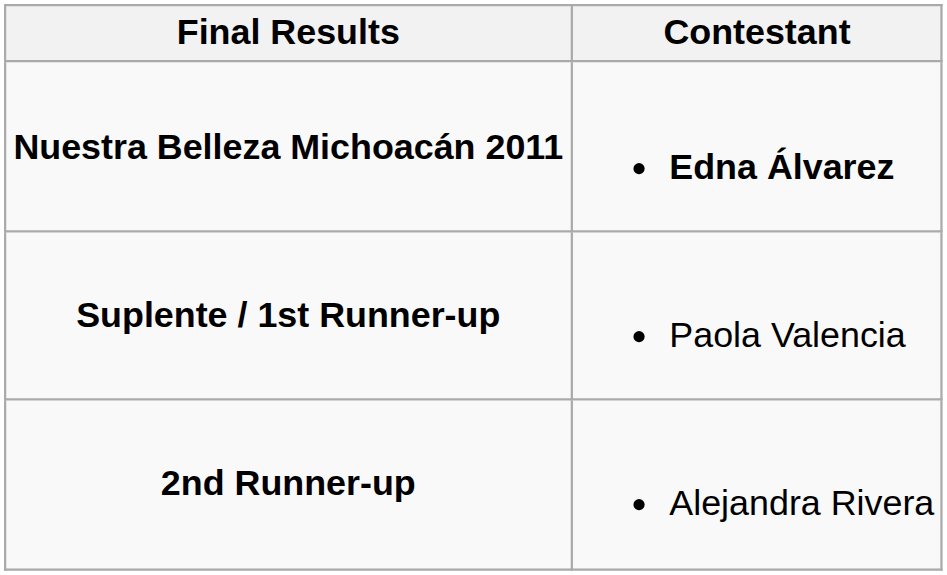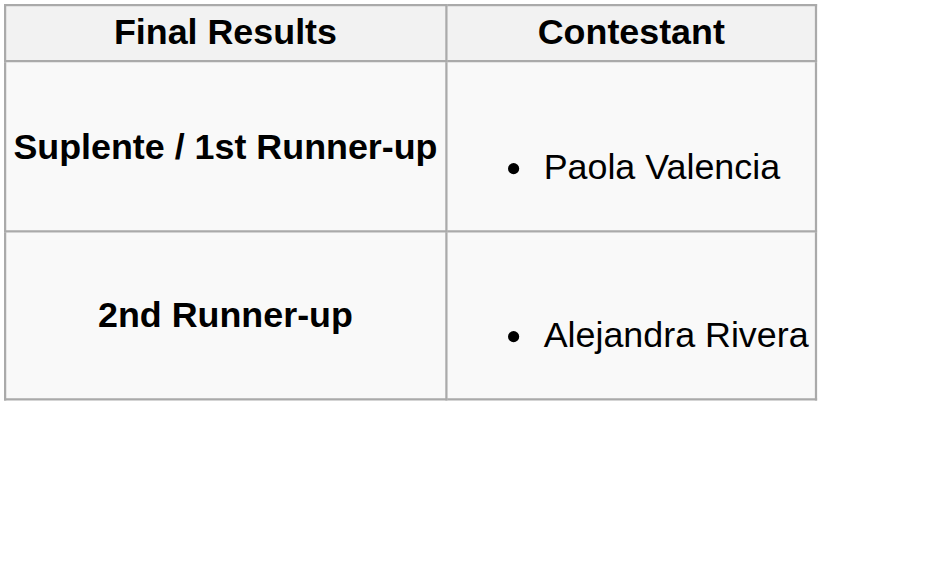- row: (288, 145)
